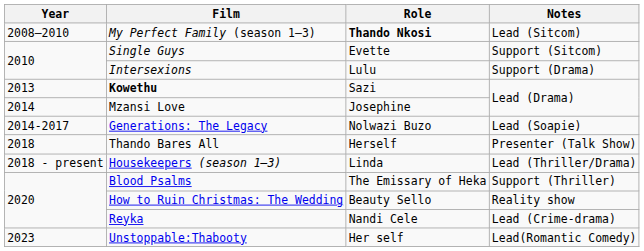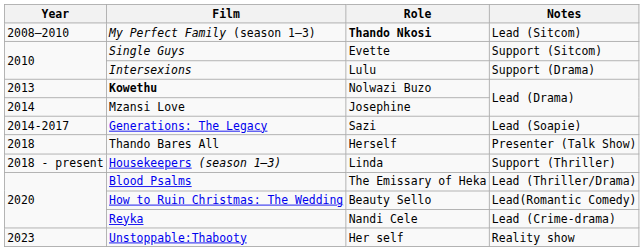(362, 88) Sazi -> (390, 88) Nolwazi Buzo
(390, 126) Nolwazi Buzo -> (362, 126) Sazi
(564, 163) Lead (Thriller/Drama) -> (554, 163) Support (Thriller)
(554, 182) Support (Thriller) -> (564, 182) Lead (Thriller/Drama)
(533, 200) Reality show -> (564, 200) Lead(Romantic Comedy)
(564, 238) Lead(Romantic Comedy) -> (533, 238) Reality show
